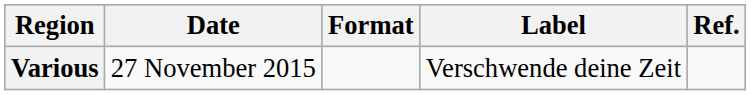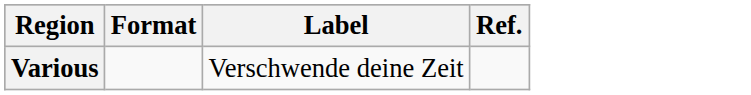- column: (213, 25)
